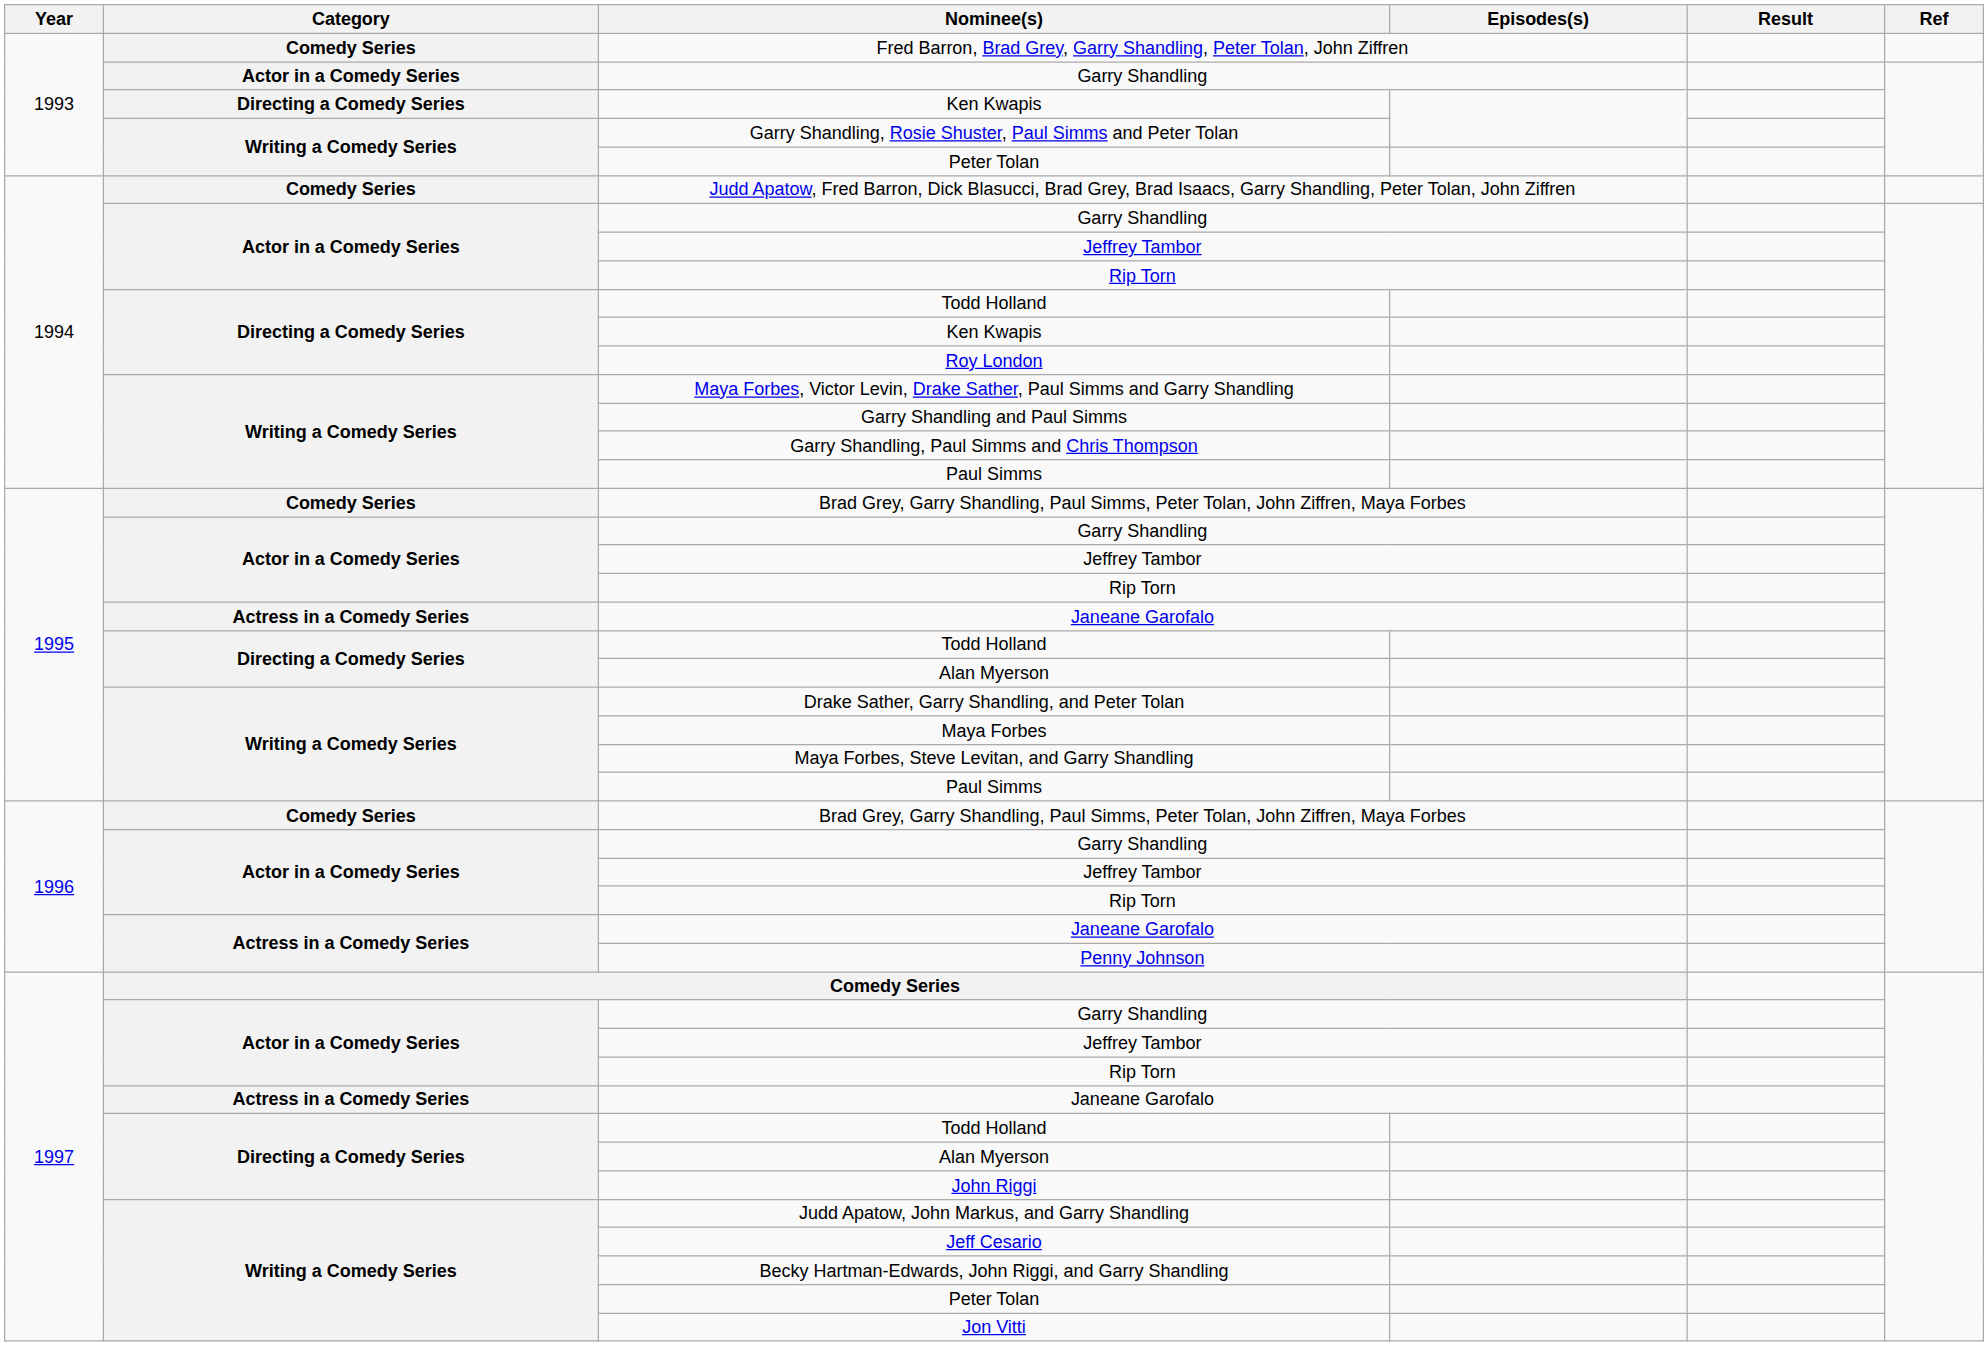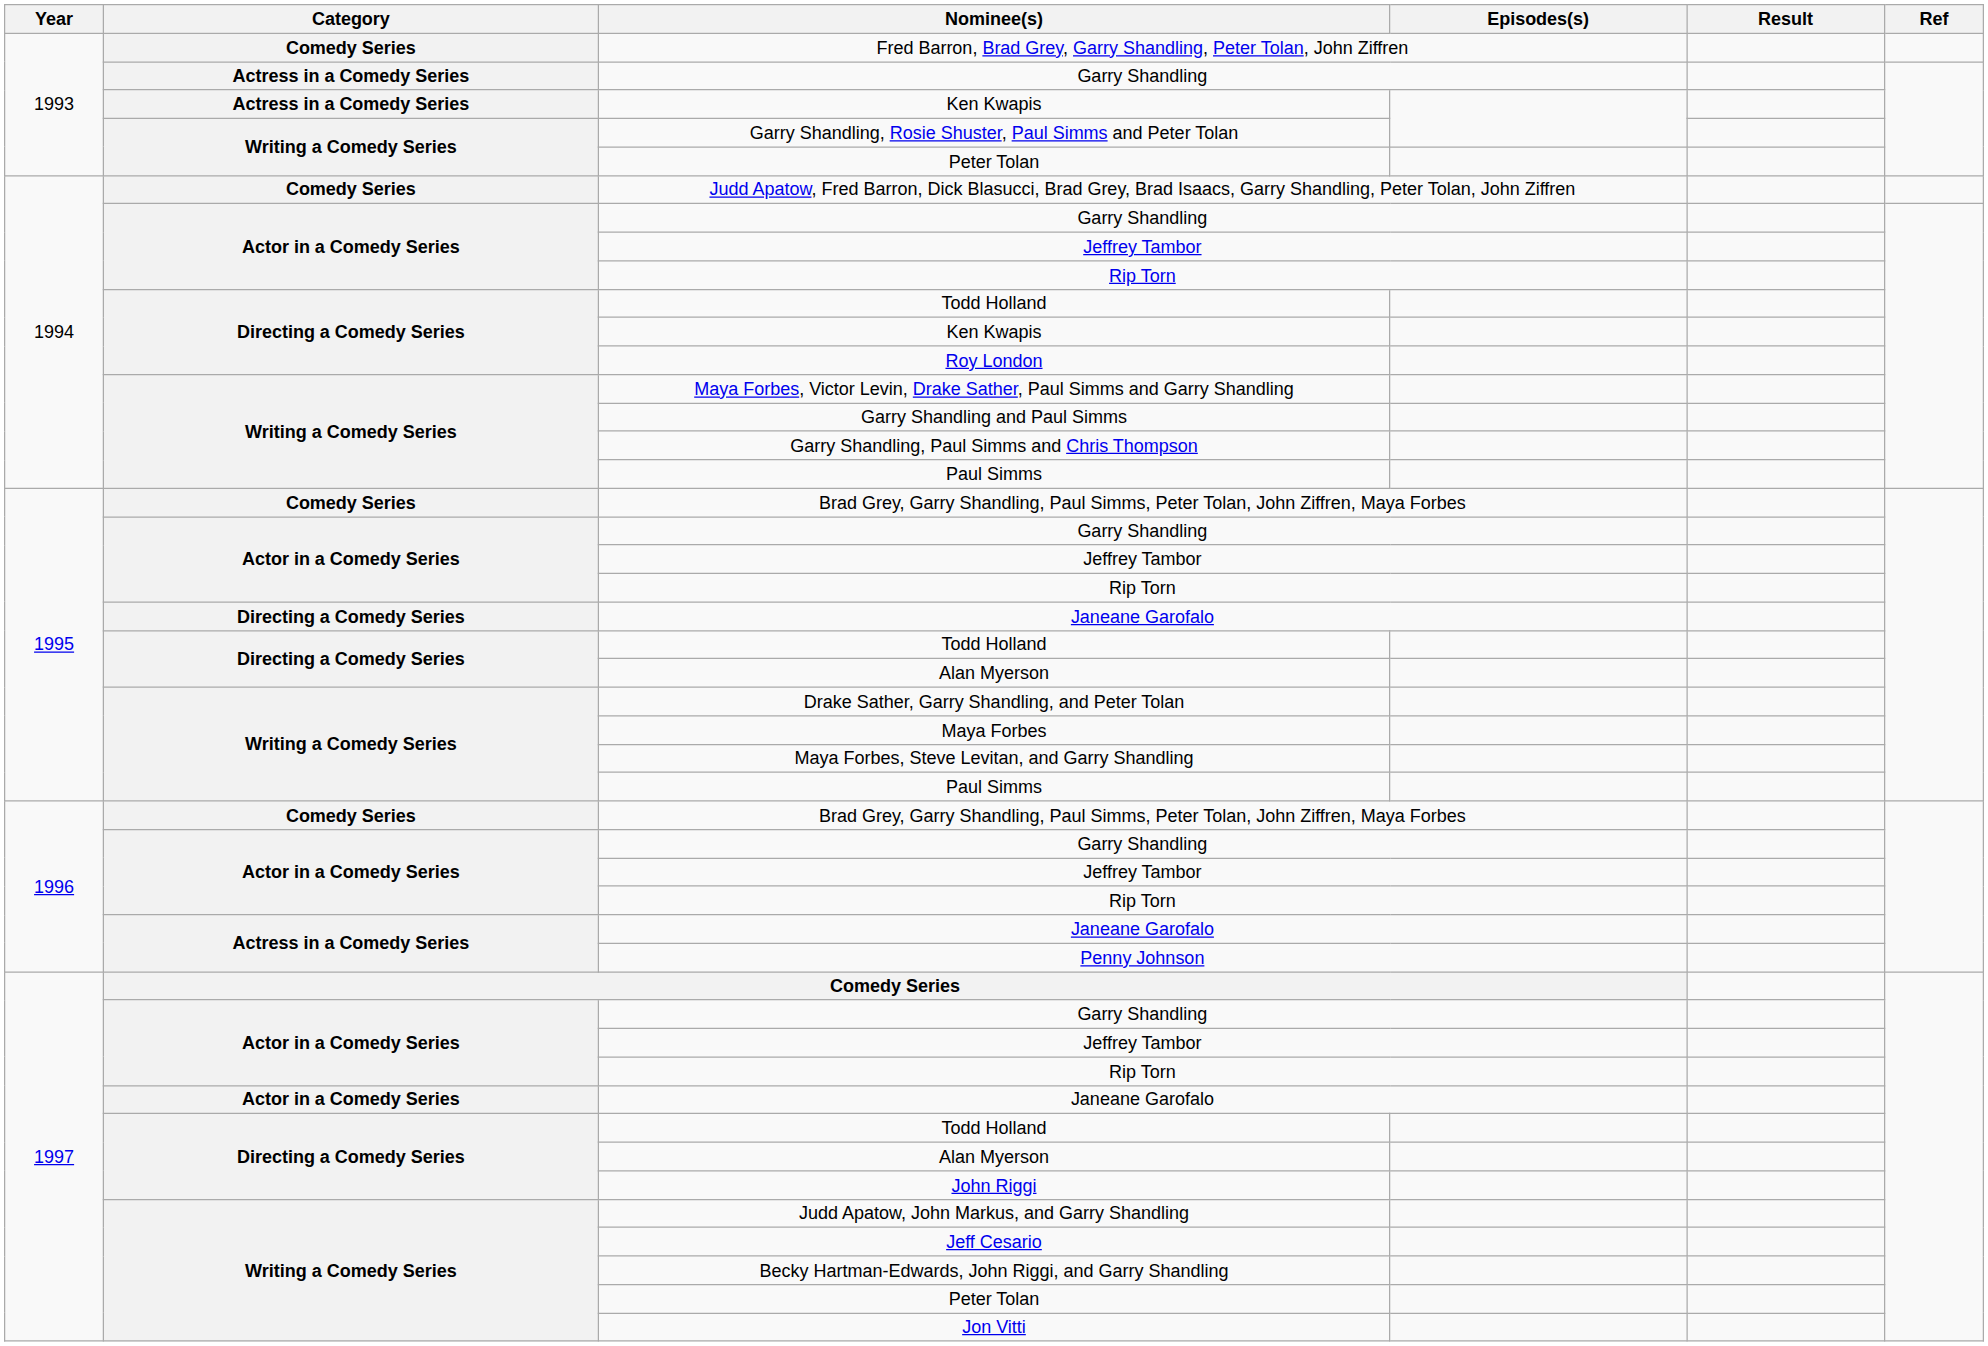(351, 76) Actor in a Comedy Series -> (351, 76) Actress in a Comedy Series
(351, 105) Directing a Comedy Series -> (351, 105) Actress in a Comedy Series
(351, 616) Actress in a Comedy Series -> (351, 616) Directing a Comedy Series
(351, 1100) Actress in a Comedy Series -> (351, 1100) Actor in a Comedy Series
